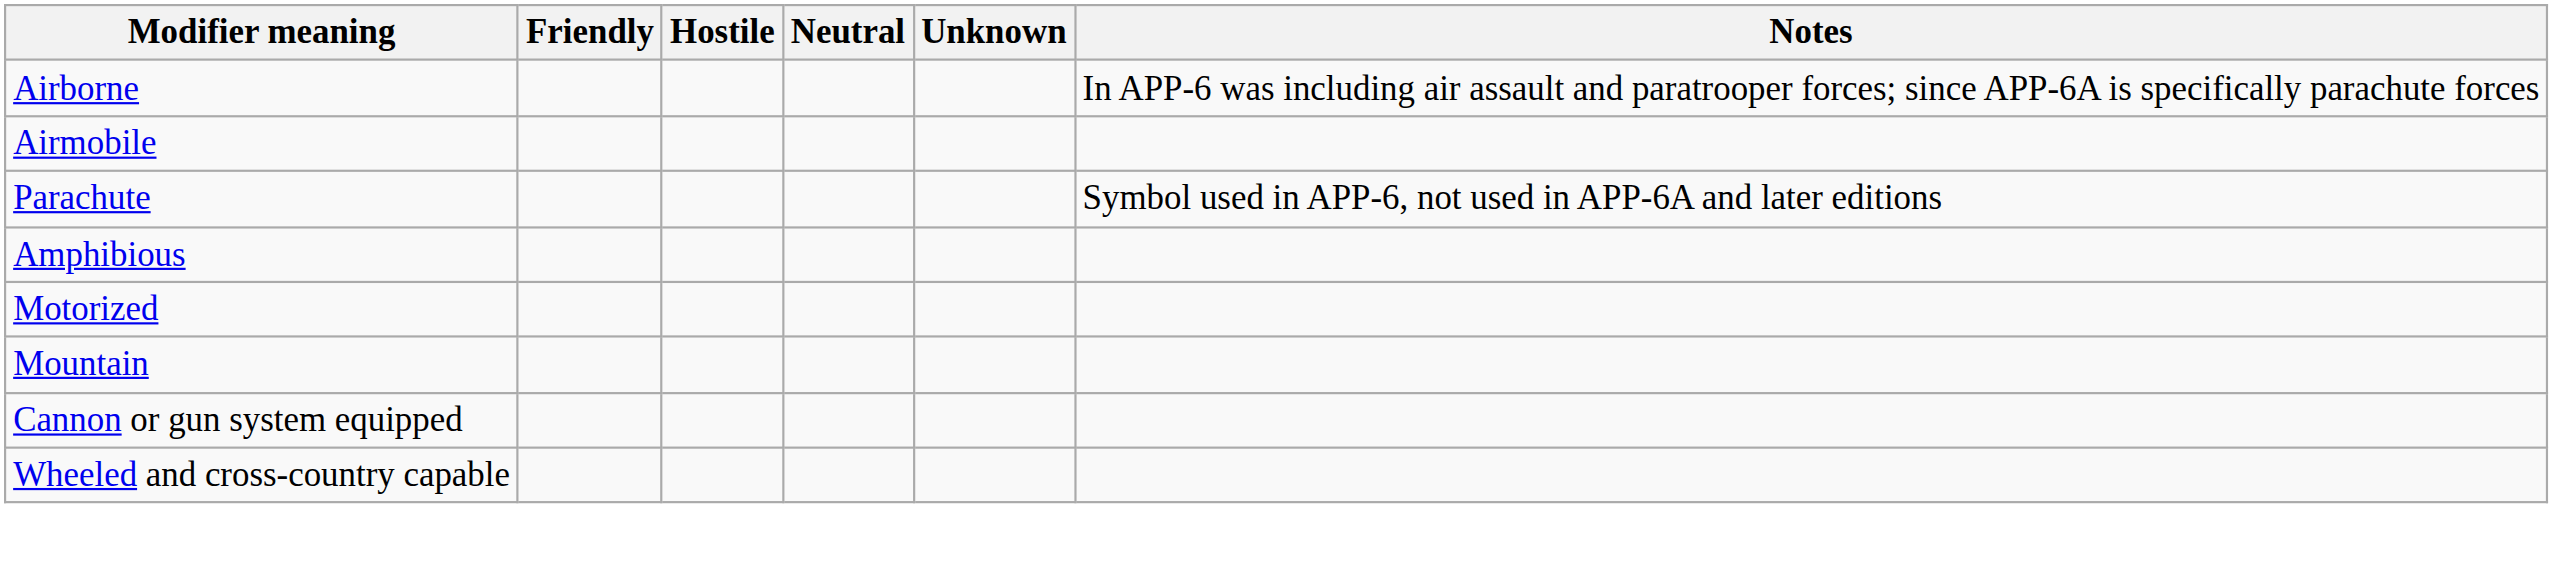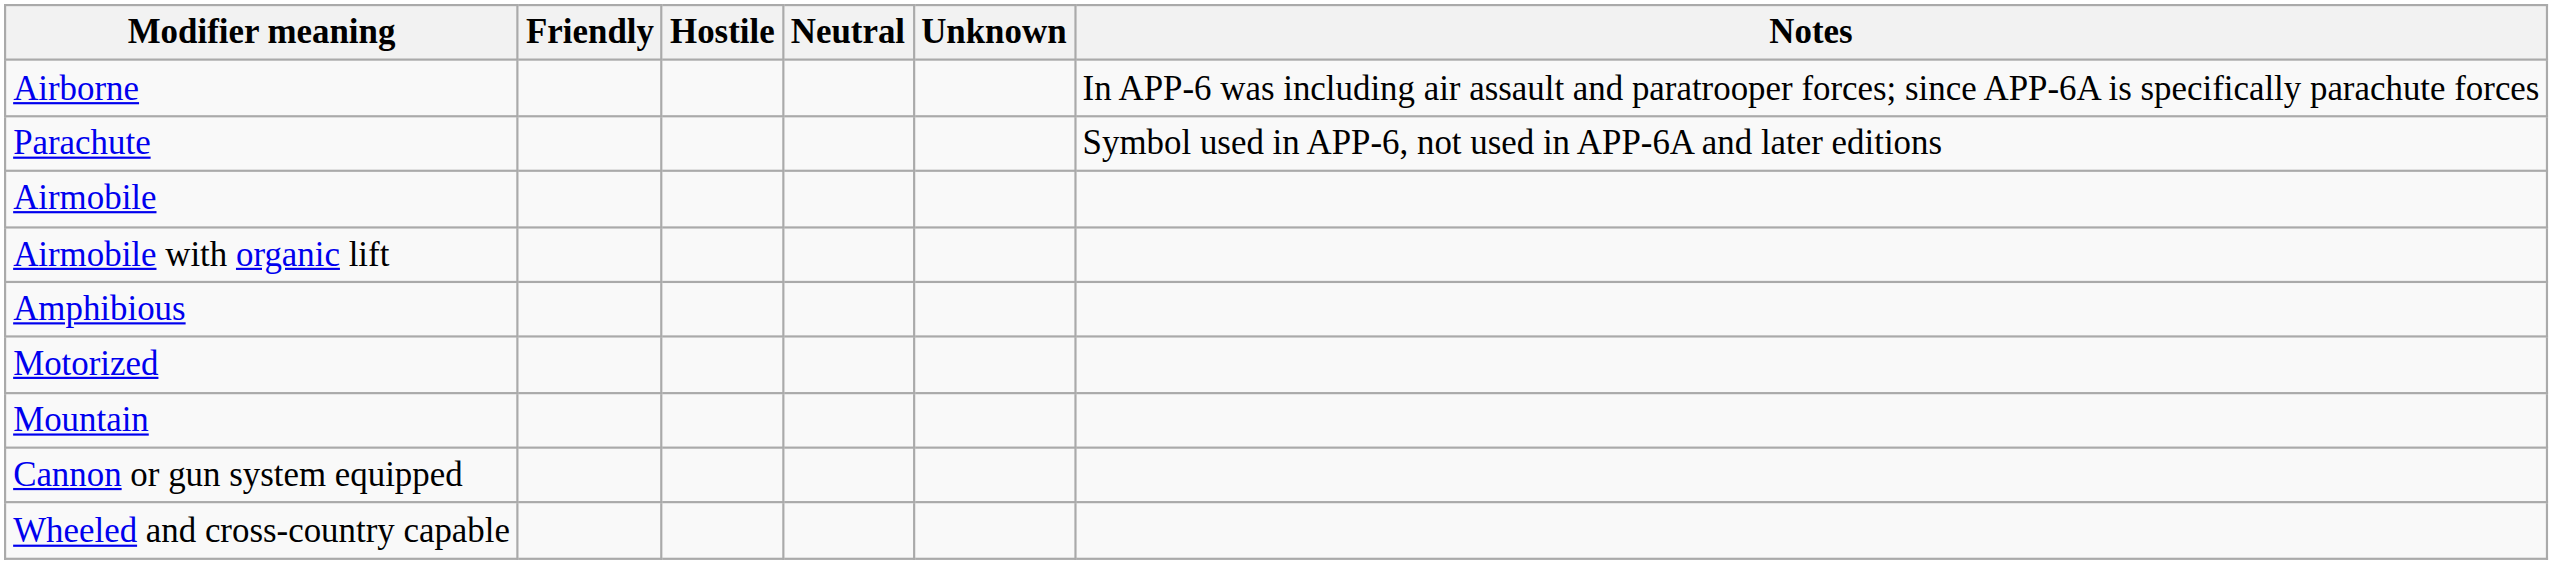rows swapped: (82, 198) <-> (85, 142)
+ row: (201, 253)
